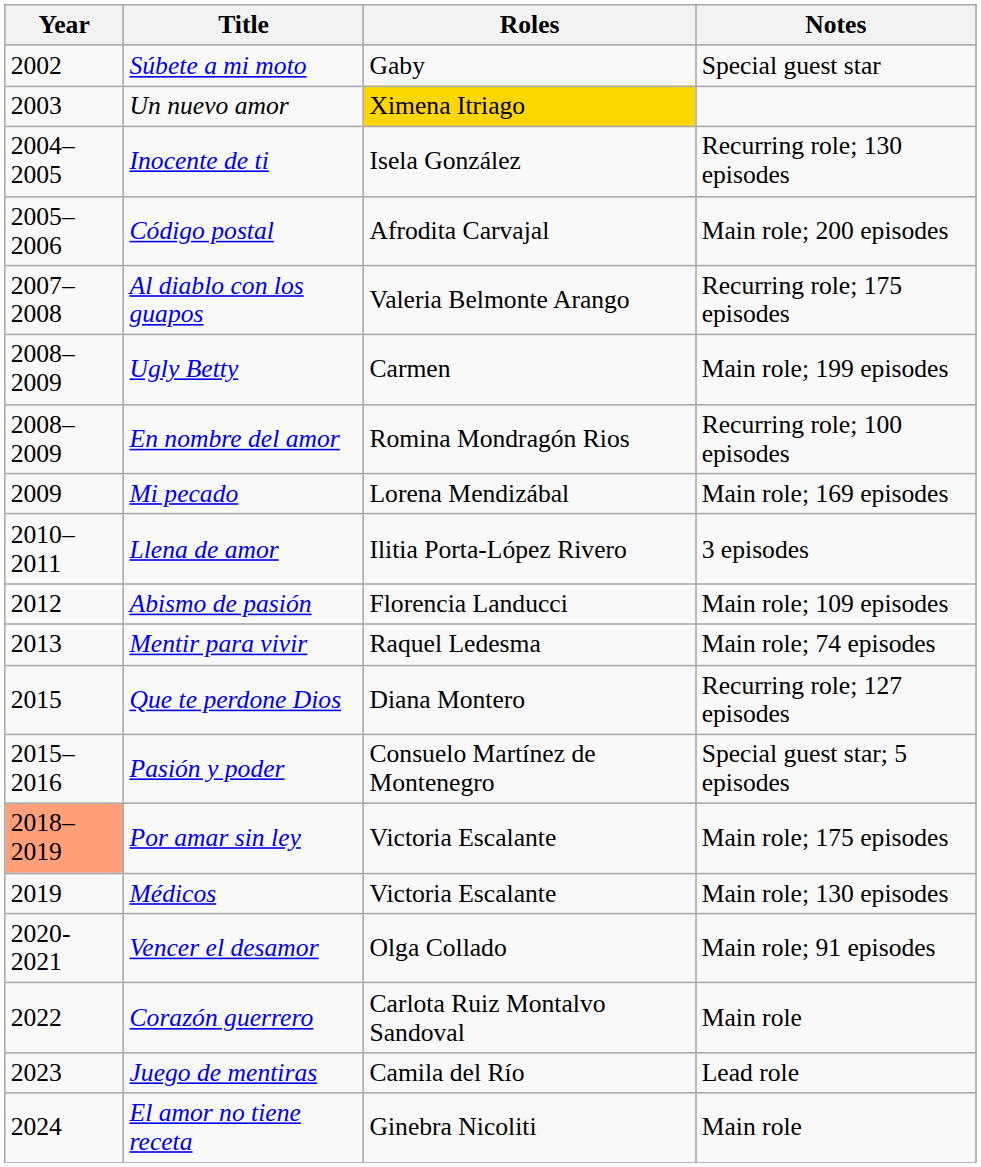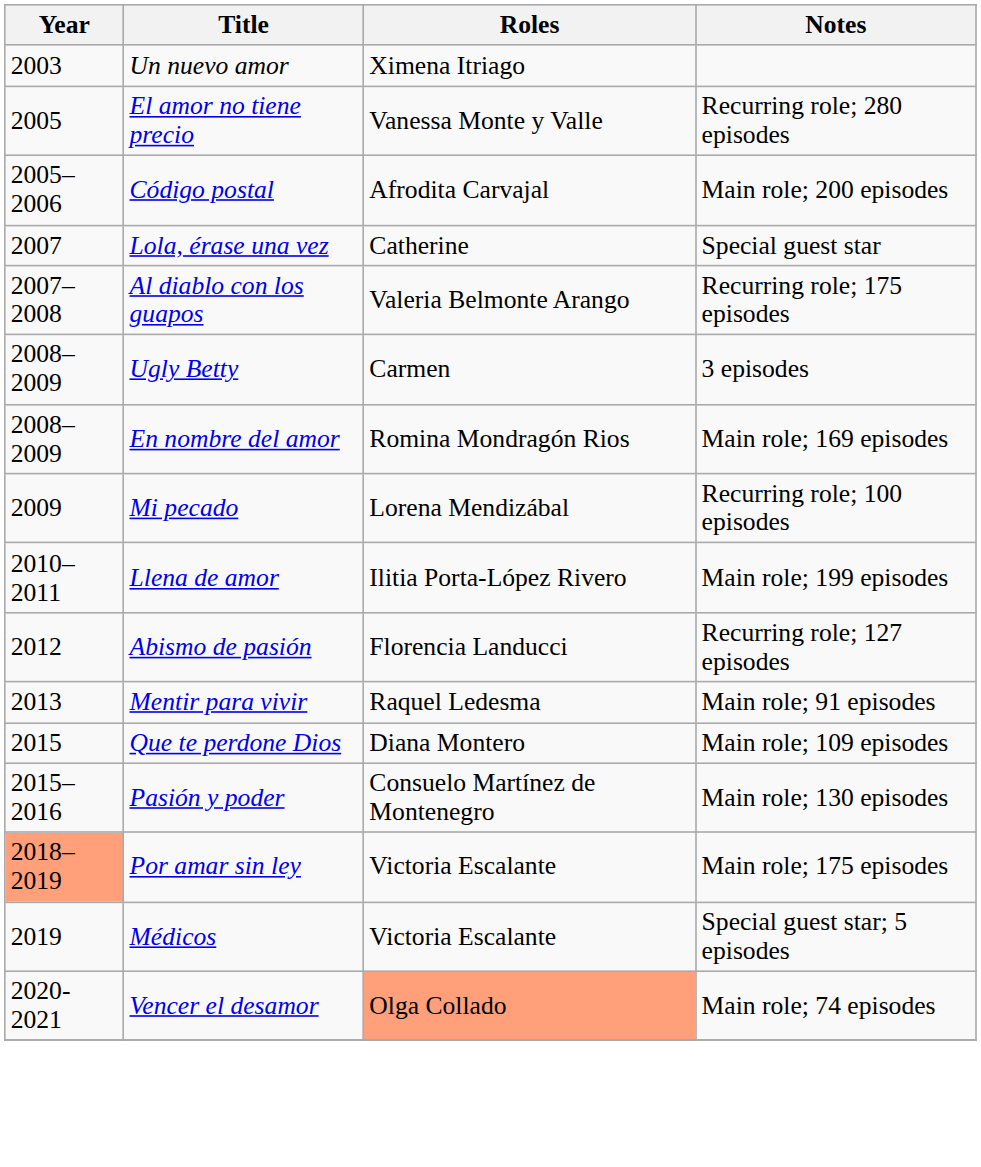- row: (218, 65)
(447, 106) gold background -> (447, 65) no background
- row: (199, 161)
+ row: (215, 120)
+ row: (229, 244)
(825, 369) Main role; 199 episodes -> (755, 369) 3 episodes
(802, 438) Recurring role; 100 episodes -> (825, 438) Main role; 169 episodes
(825, 493) Main role; 169 episodes -> (802, 508) Recurring role; 100 episodes
(755, 548) 3 episodes -> (825, 577) Main role; 199 episodes
(825, 603) Main role; 109 episodes -> (802, 646) Recurring role; 127 episodes
(819, 644) Main role; 74 episodes -> (819, 701) Main role; 91 episodes
(802, 699) Recurring role; 127 episodes -> (825, 742) Main role; 109 episodes
(804, 768) Special guest star; 5 episodes -> (825, 797) Main role; 130 episodes
(825, 893) Main role; 130 episodes -> (804, 936) Special guest star; 5 episodes
(438, 948) no background -> (438, 1005) lightsalmon background
(819, 948) Main role; 91 episodes -> (819, 1005) Main role; 74 episodes
- row: (221, 1017)
- row: (223, 1072)
- row: (215, 1127)
